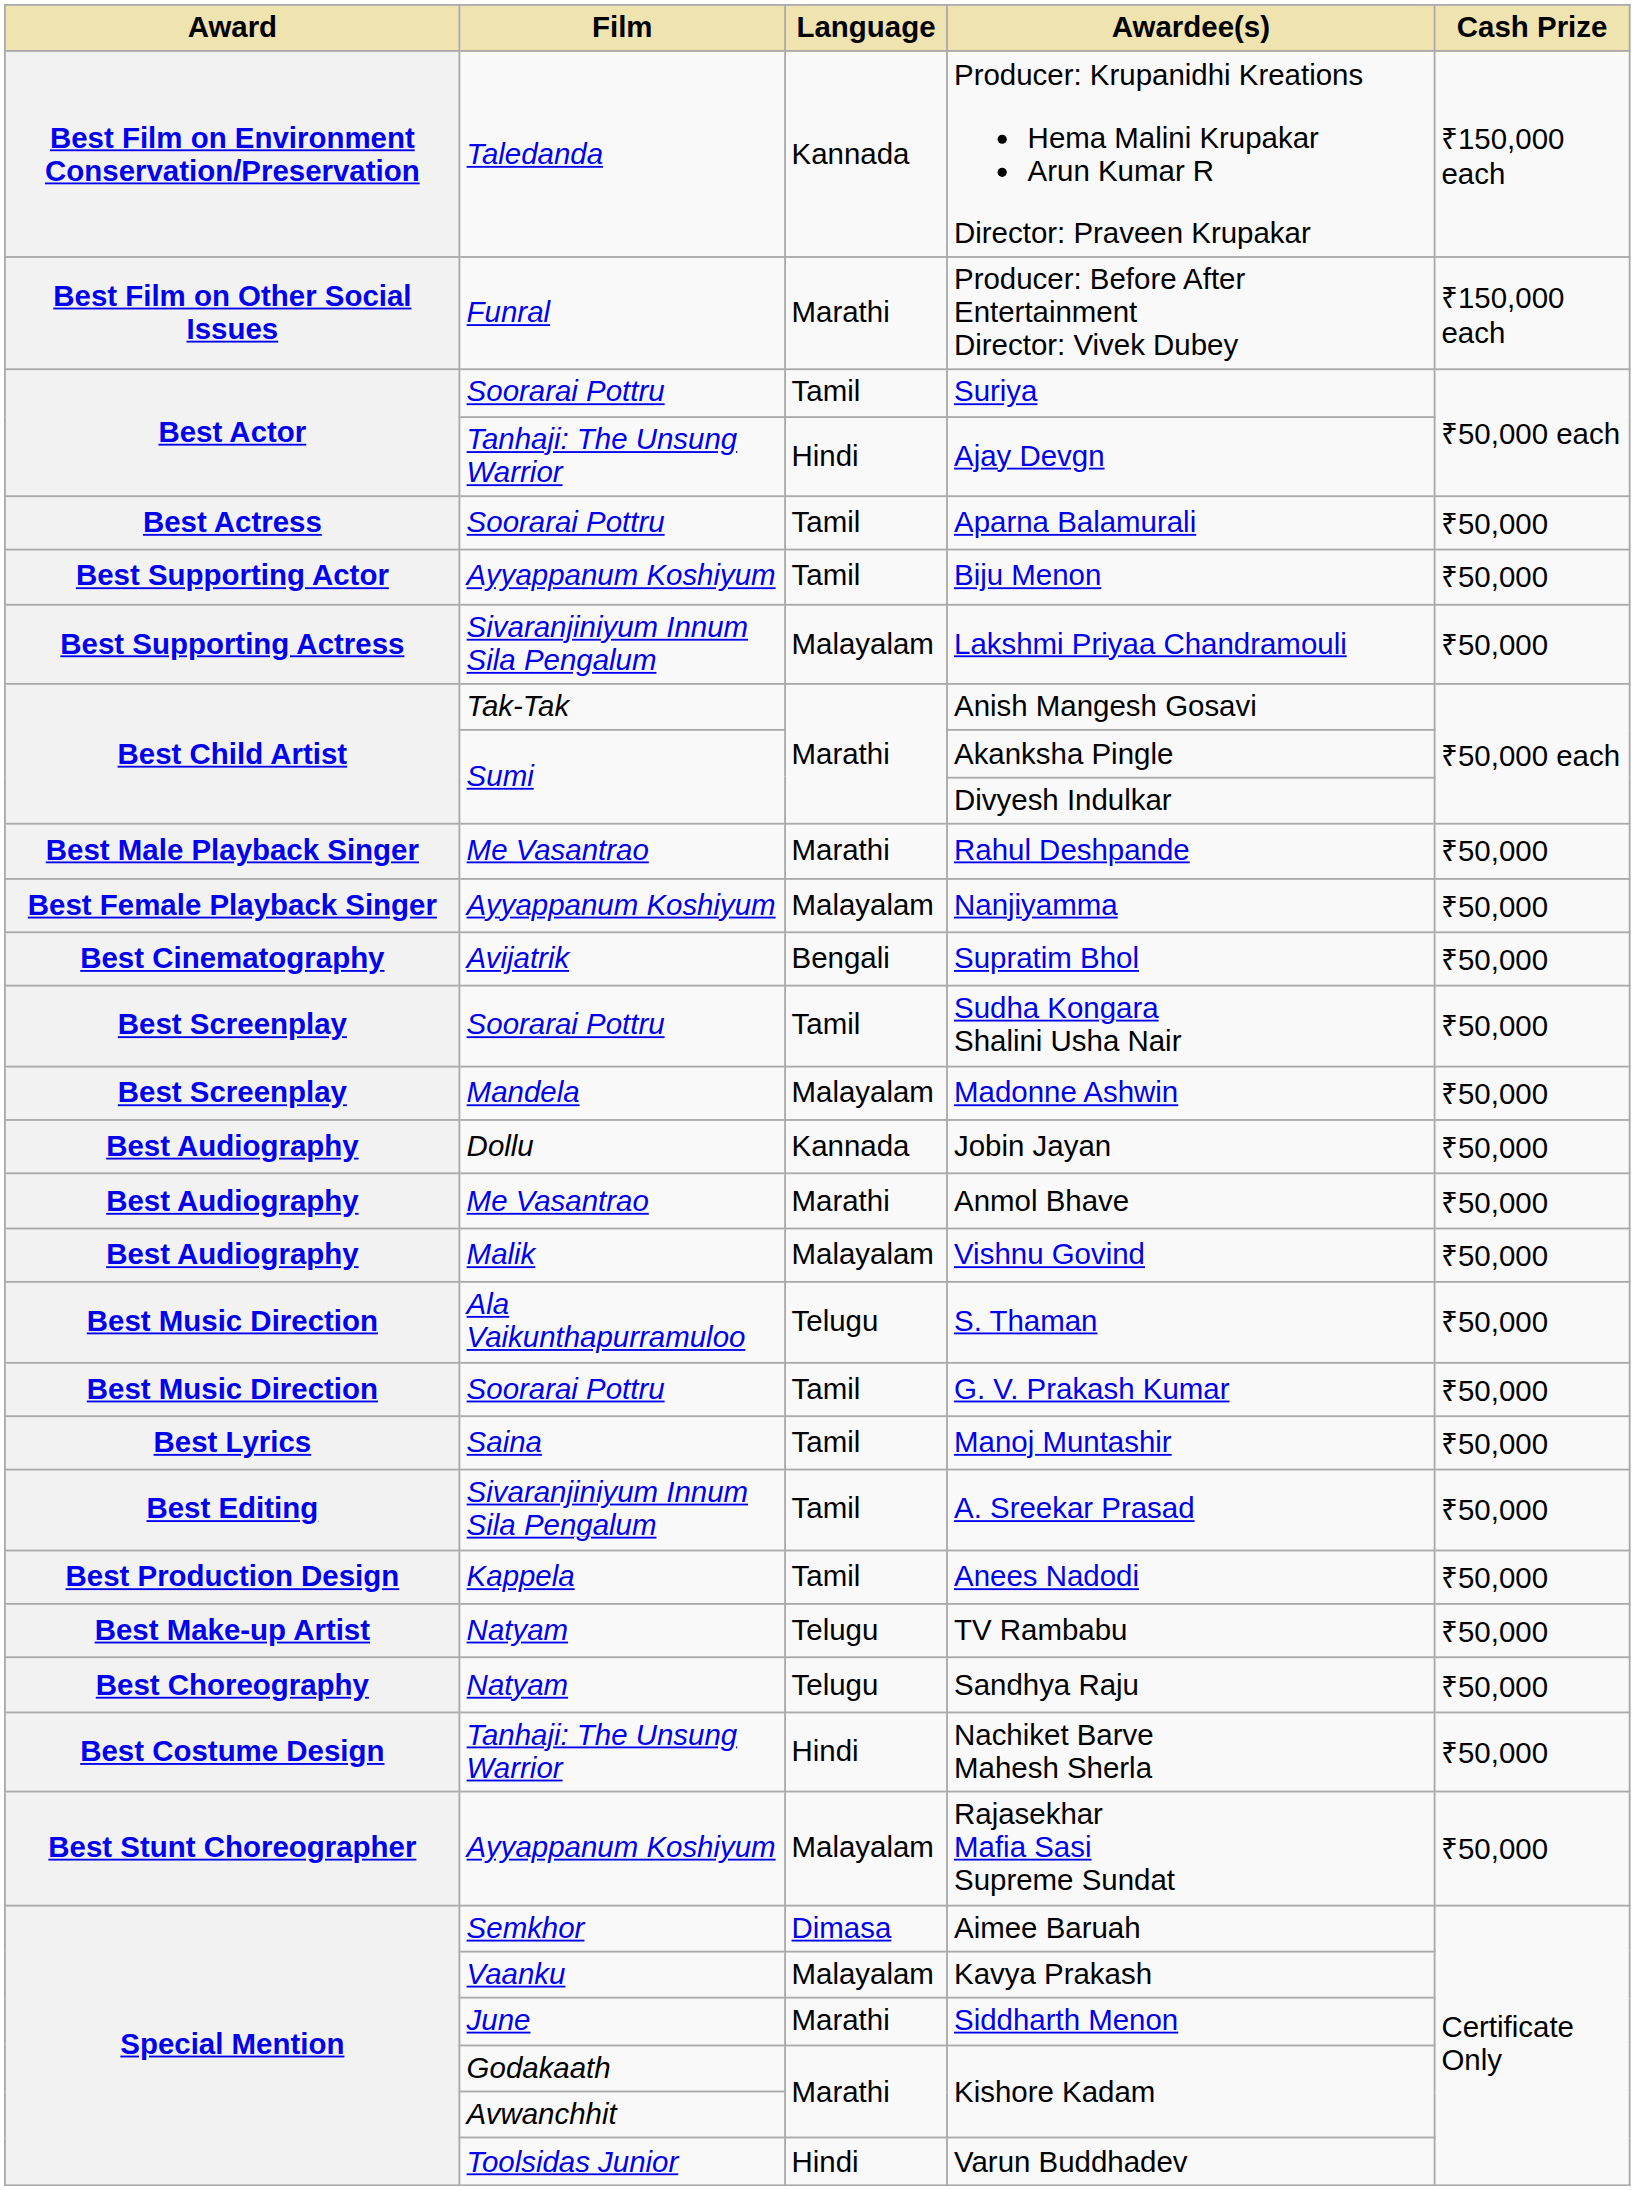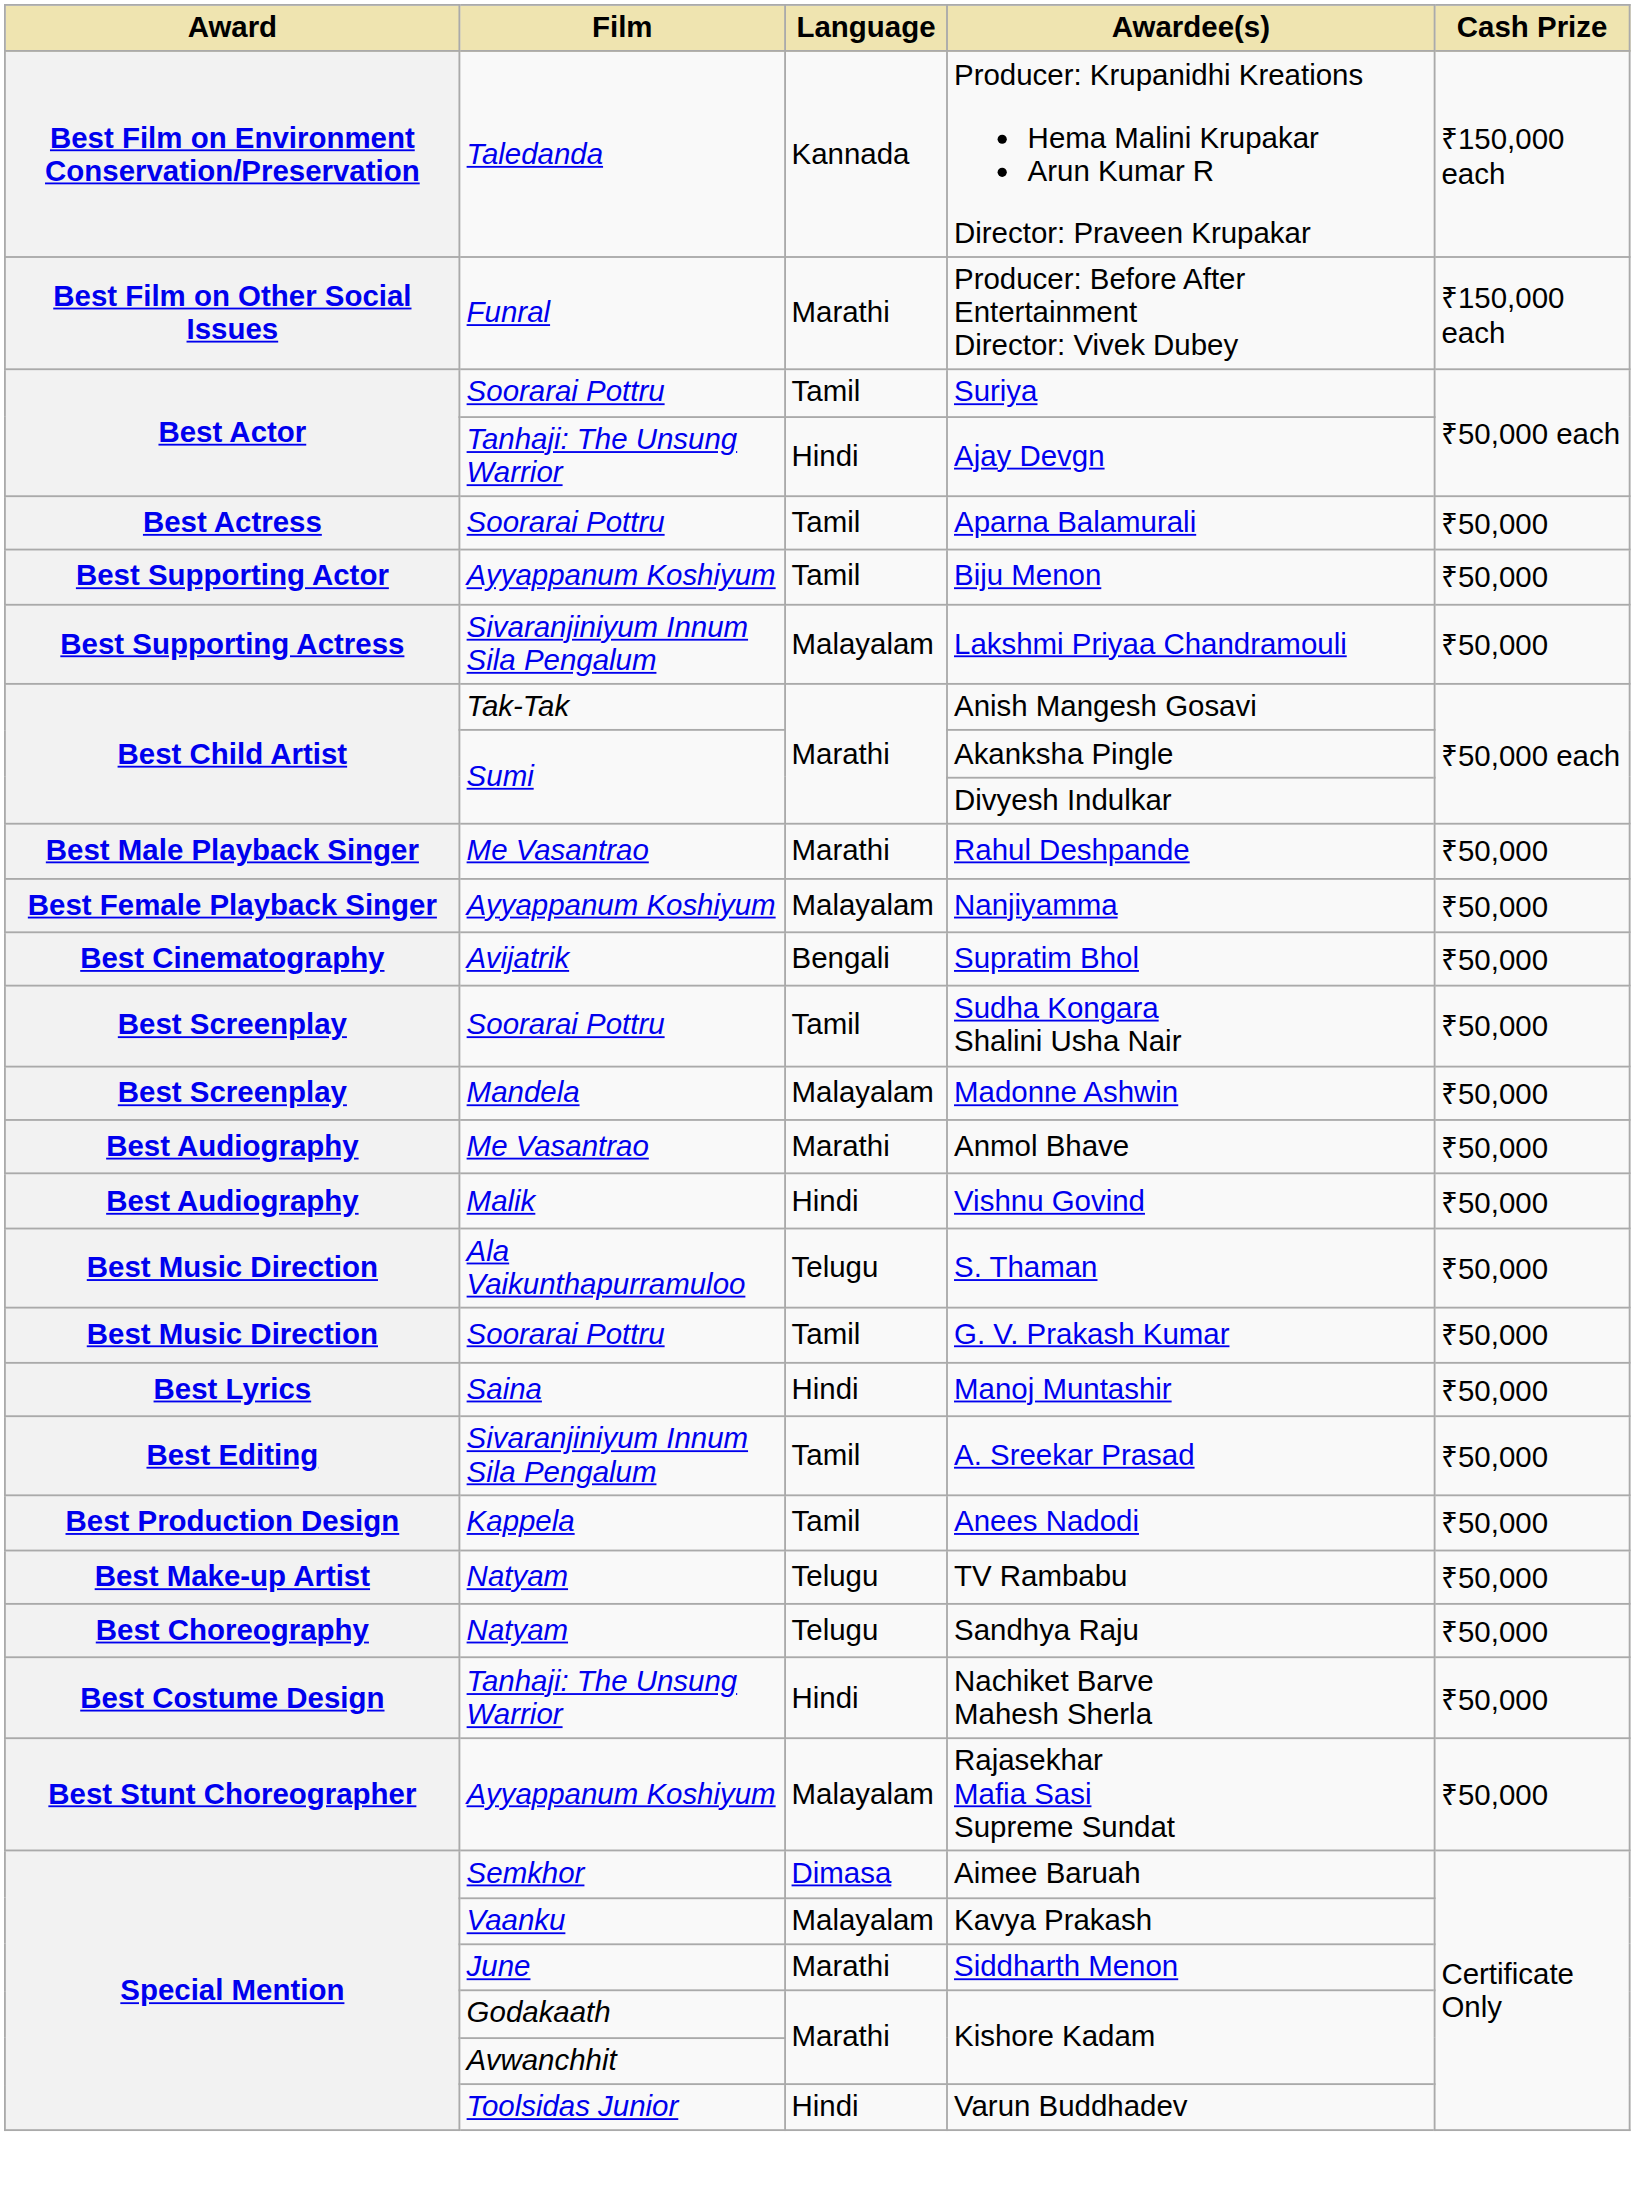- row: (500, 1146)
(863, 1254) Malayalam -> (825, 1200) Hindi
(826, 1442) Tamil -> (825, 1388) Hindi
